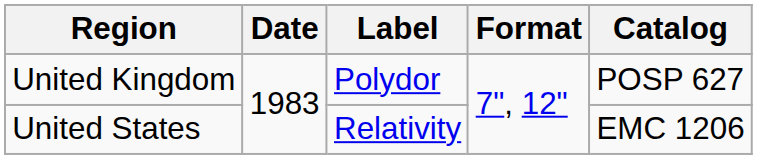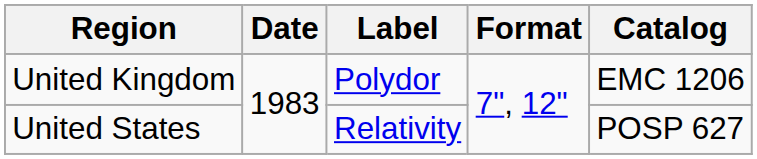(670, 79) POSP 627 -> (671, 79) EMC 1206
(671, 128) EMC 1206 -> (670, 128) POSP 627
